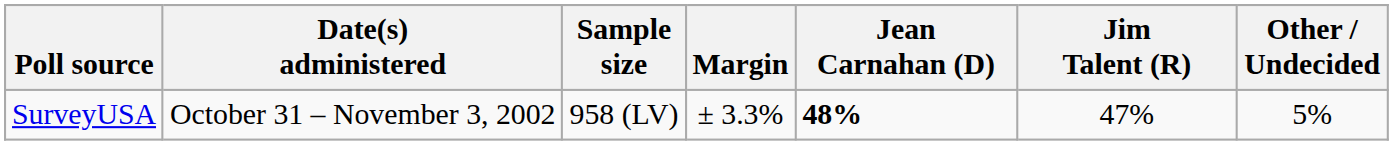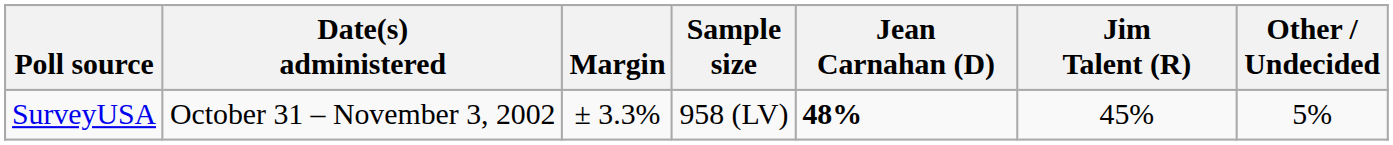columns swapped: (624, 47) <-> (740, 64)
(1127, 113) 47% -> (1127, 113) 45%
